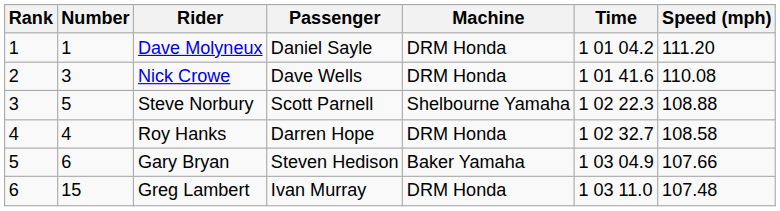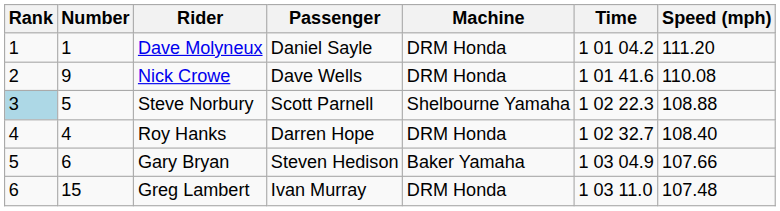(66, 76) 3 -> (66, 76) 9
(14, 104) no background -> (14, 104) lightblue background
(690, 133) 108.58 -> (690, 133) 108.40
